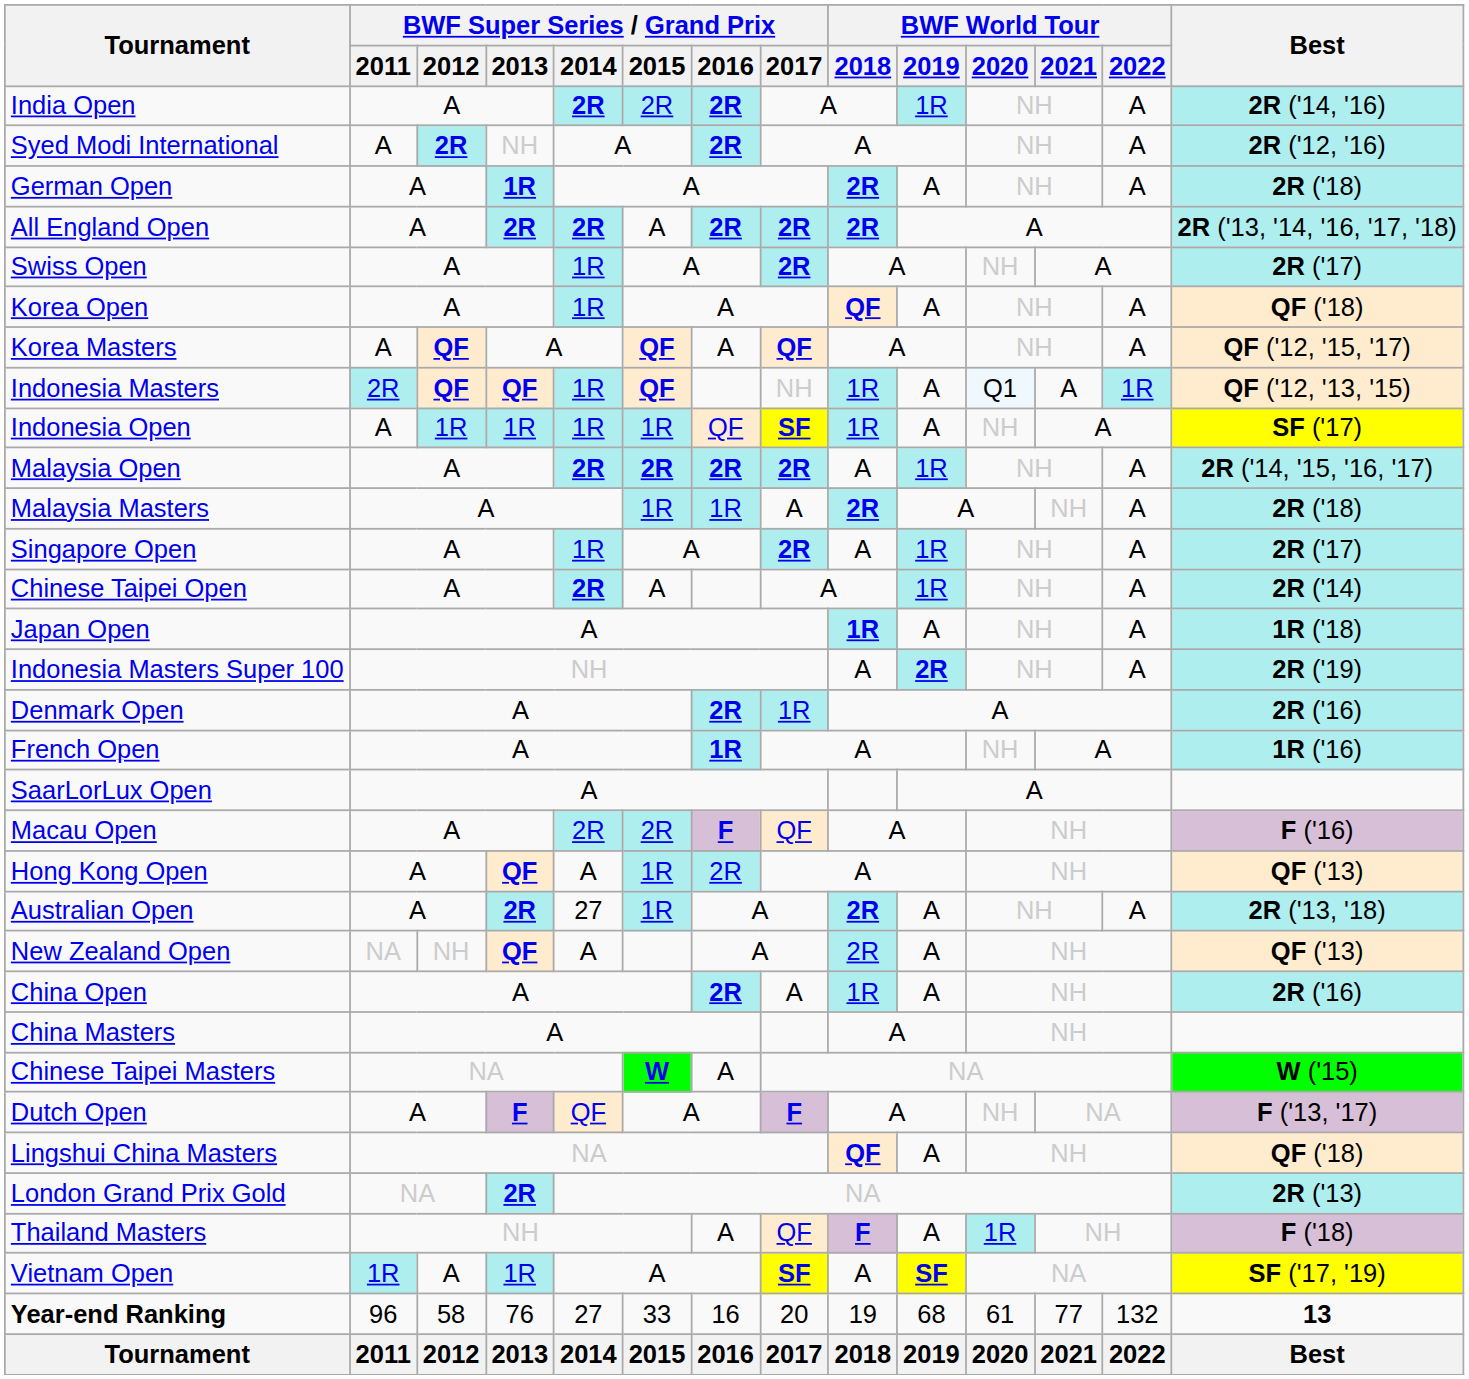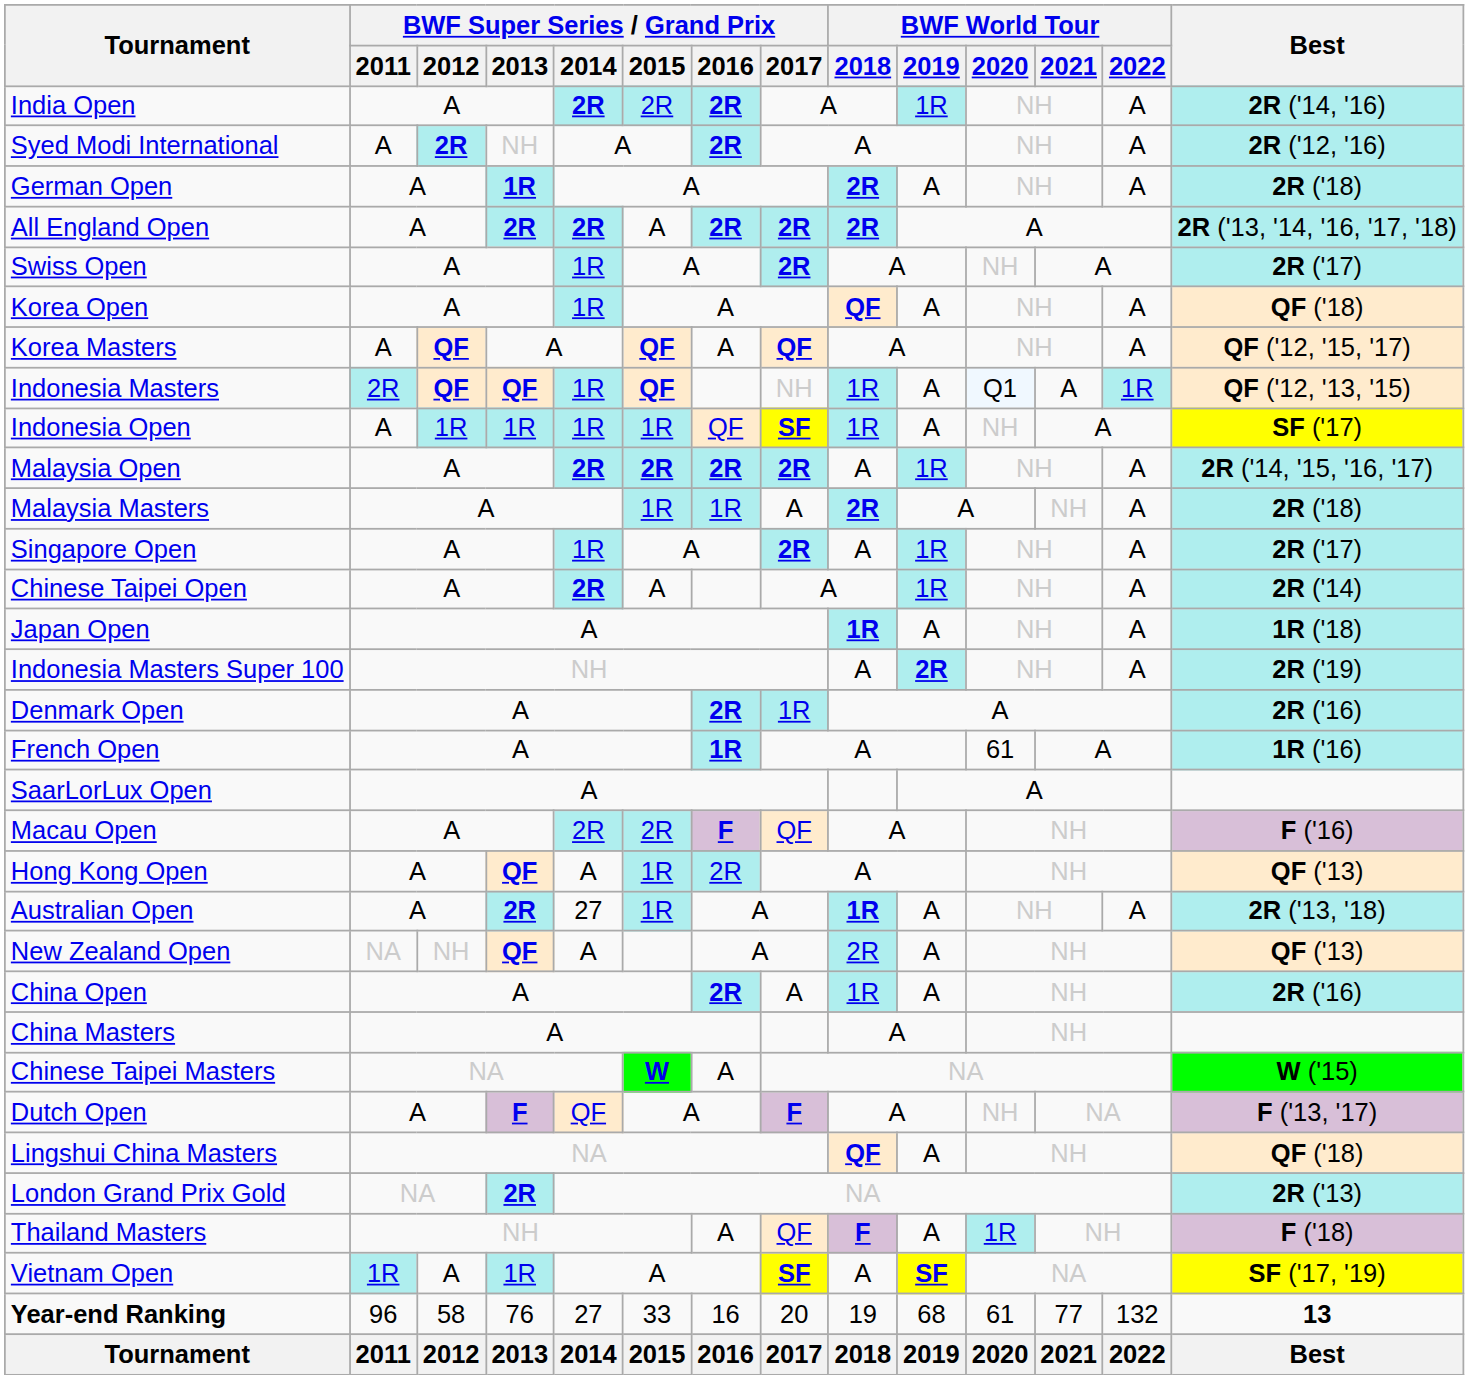(1000, 750) NH -> (1000, 750) 61
(863, 911) 2R -> (863, 911) 1R
